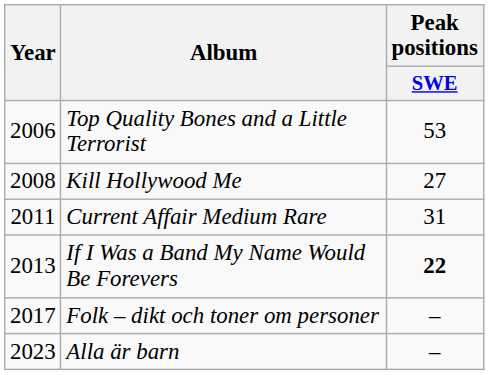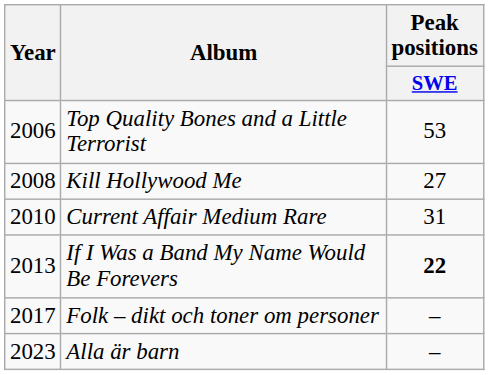(33, 216) 2011 -> (33, 216) 2010
